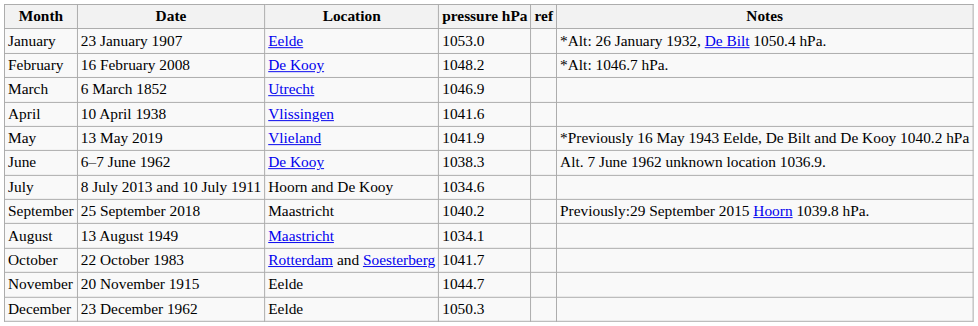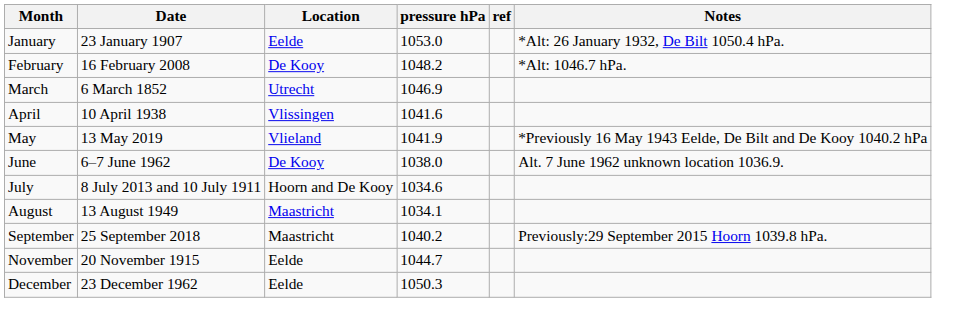(463, 162) 1038.3 -> (421, 162) 1038.0
rows swapped: (30, 235) <-> (41, 211)
- row: (33, 260)
